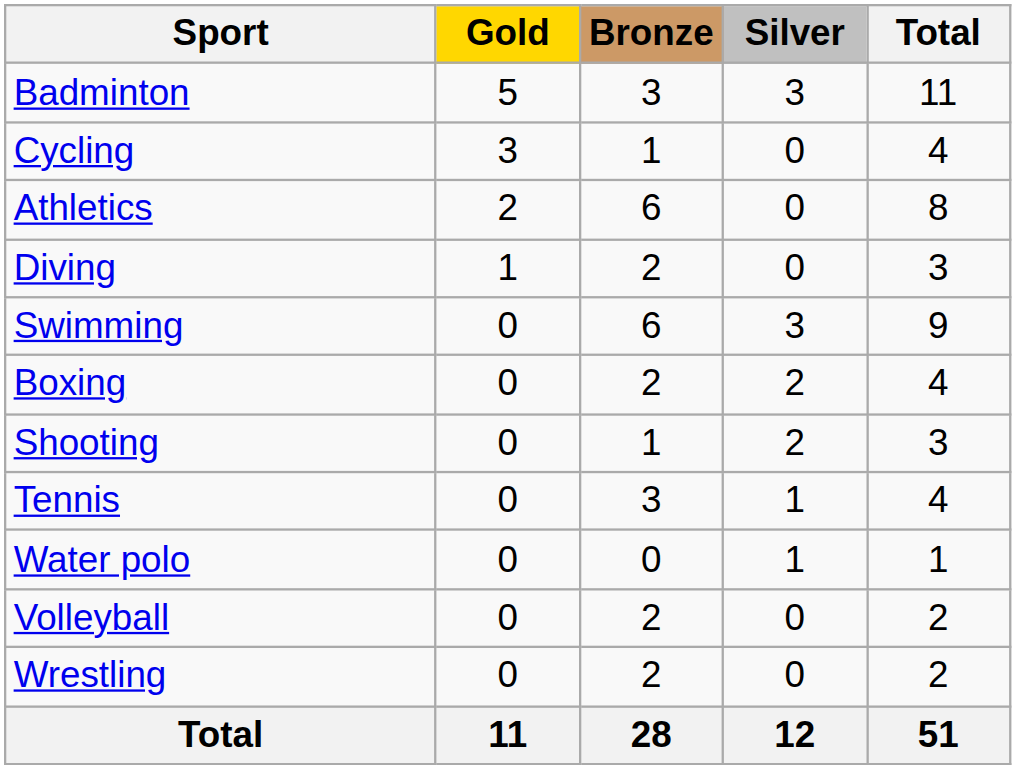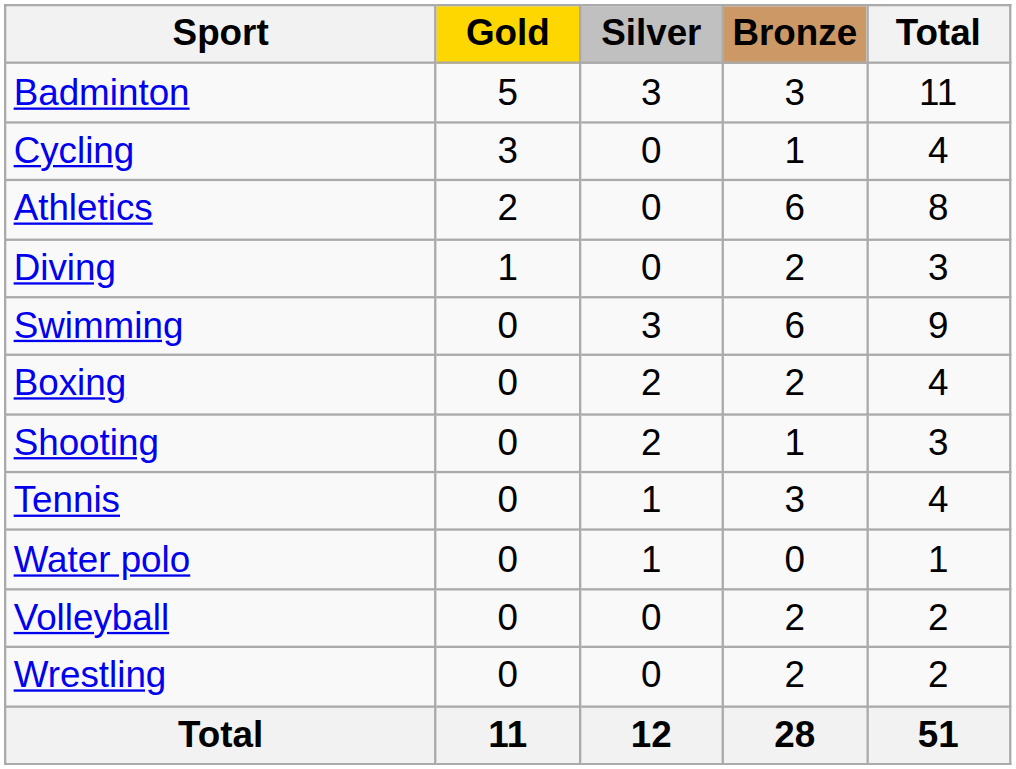columns swapped: (795, 33) <-> (651, 33)
